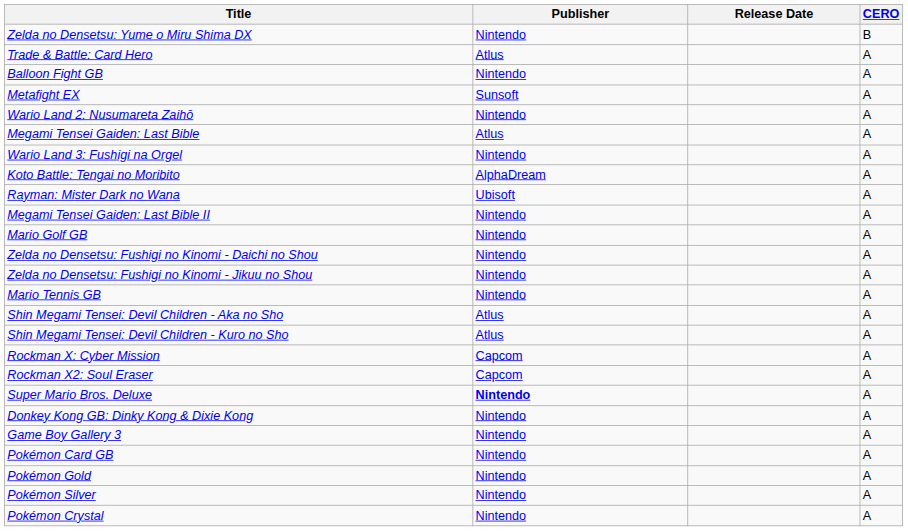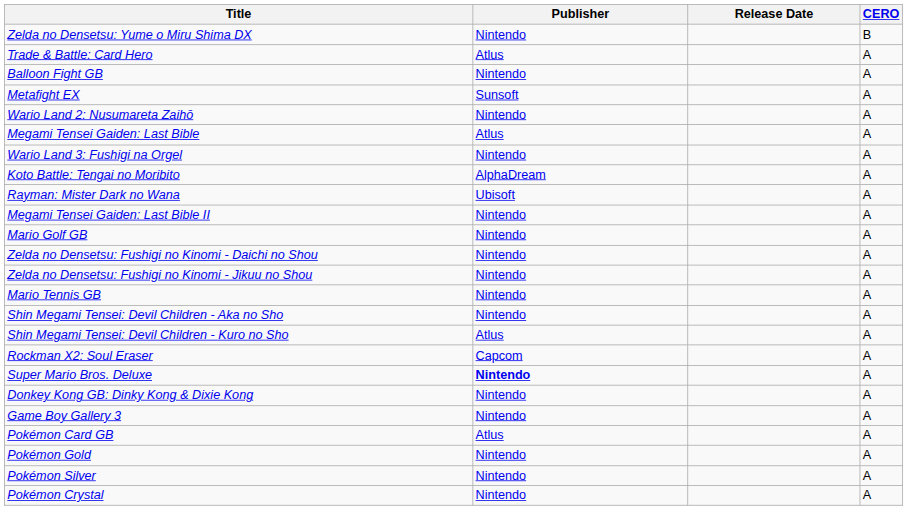(490, 315) Atlus -> (501, 315) Nintendo
- row: (84, 355)
(501, 455) Nintendo -> (490, 435) Atlus
